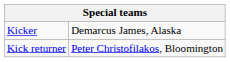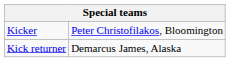(126, 30) Demarcus James, Alaska -> (147, 30) Peter Christofilakos, Bloomington
(147, 48) Peter Christofilakos, Bloomington -> (126, 48) Demarcus James, Alaska
